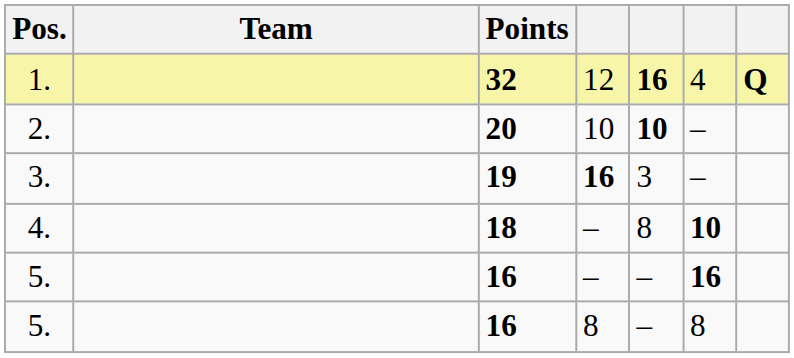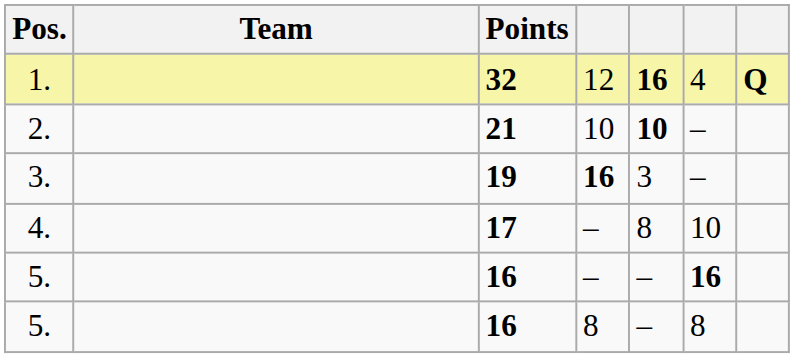(501, 128) 20 -> (501, 128) 21
(501, 227) 18 -> (501, 227) 17
(705, 227) bold -> (705, 227) normal
